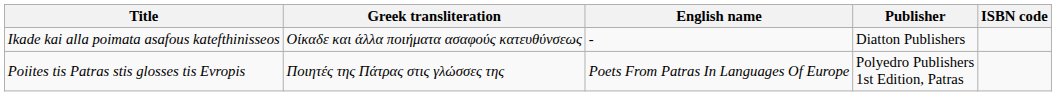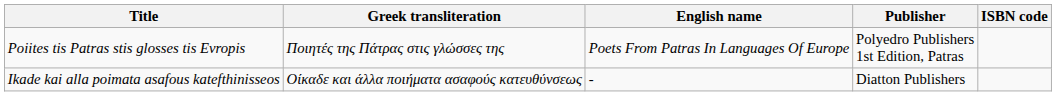rows swapped: (144, 39) <-> (127, 71)
